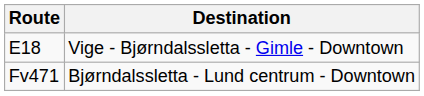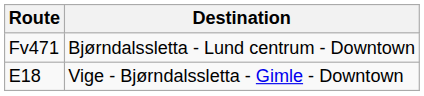rows swapped: (25, 47) <-> (34, 76)
